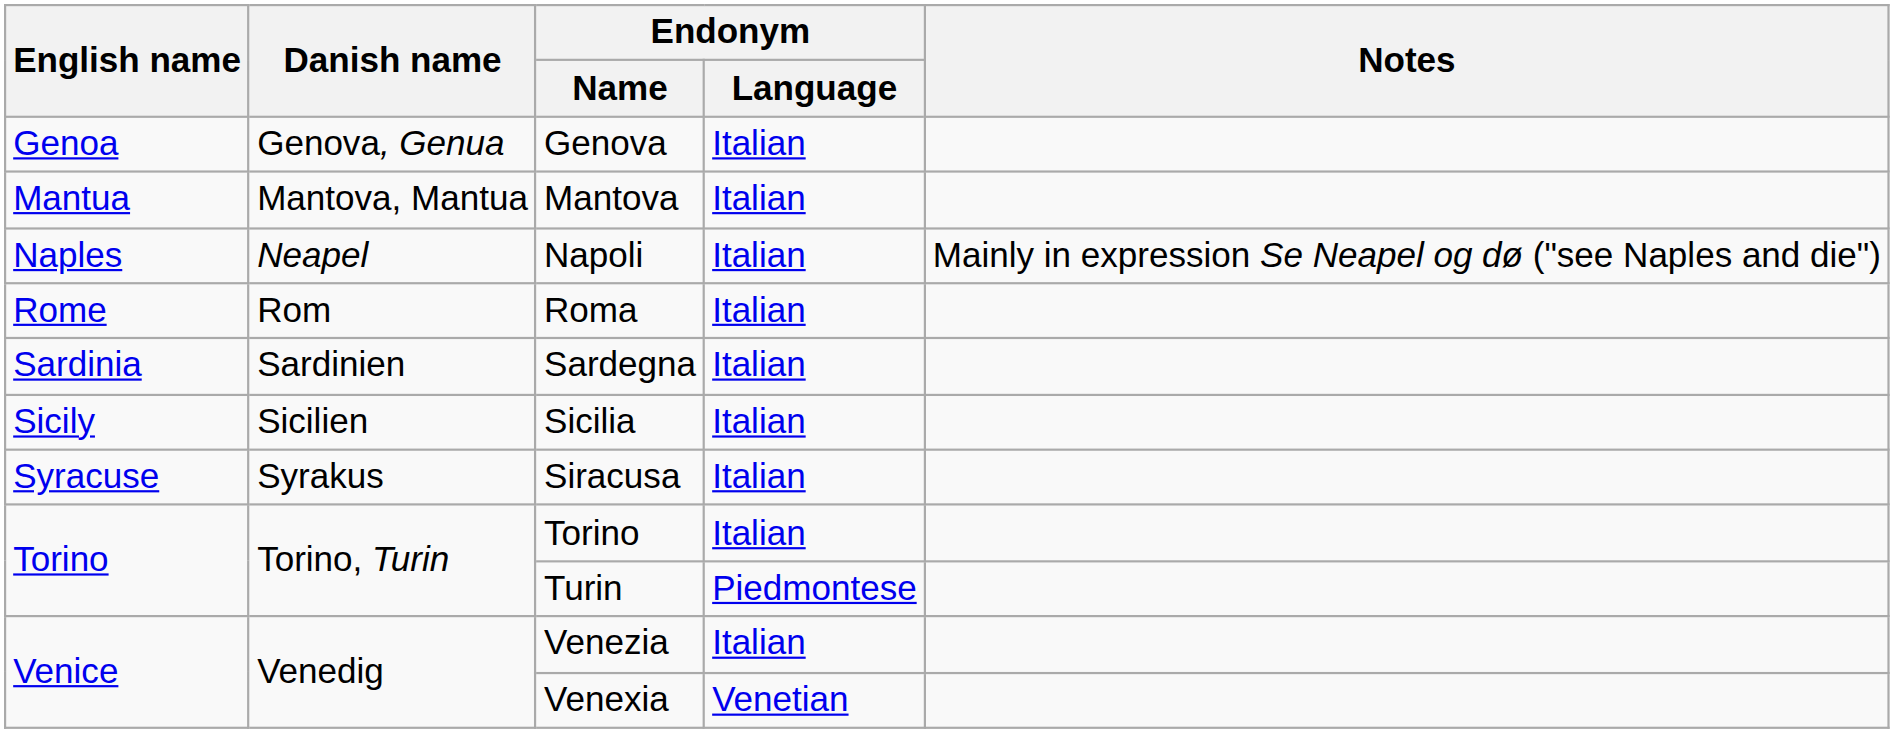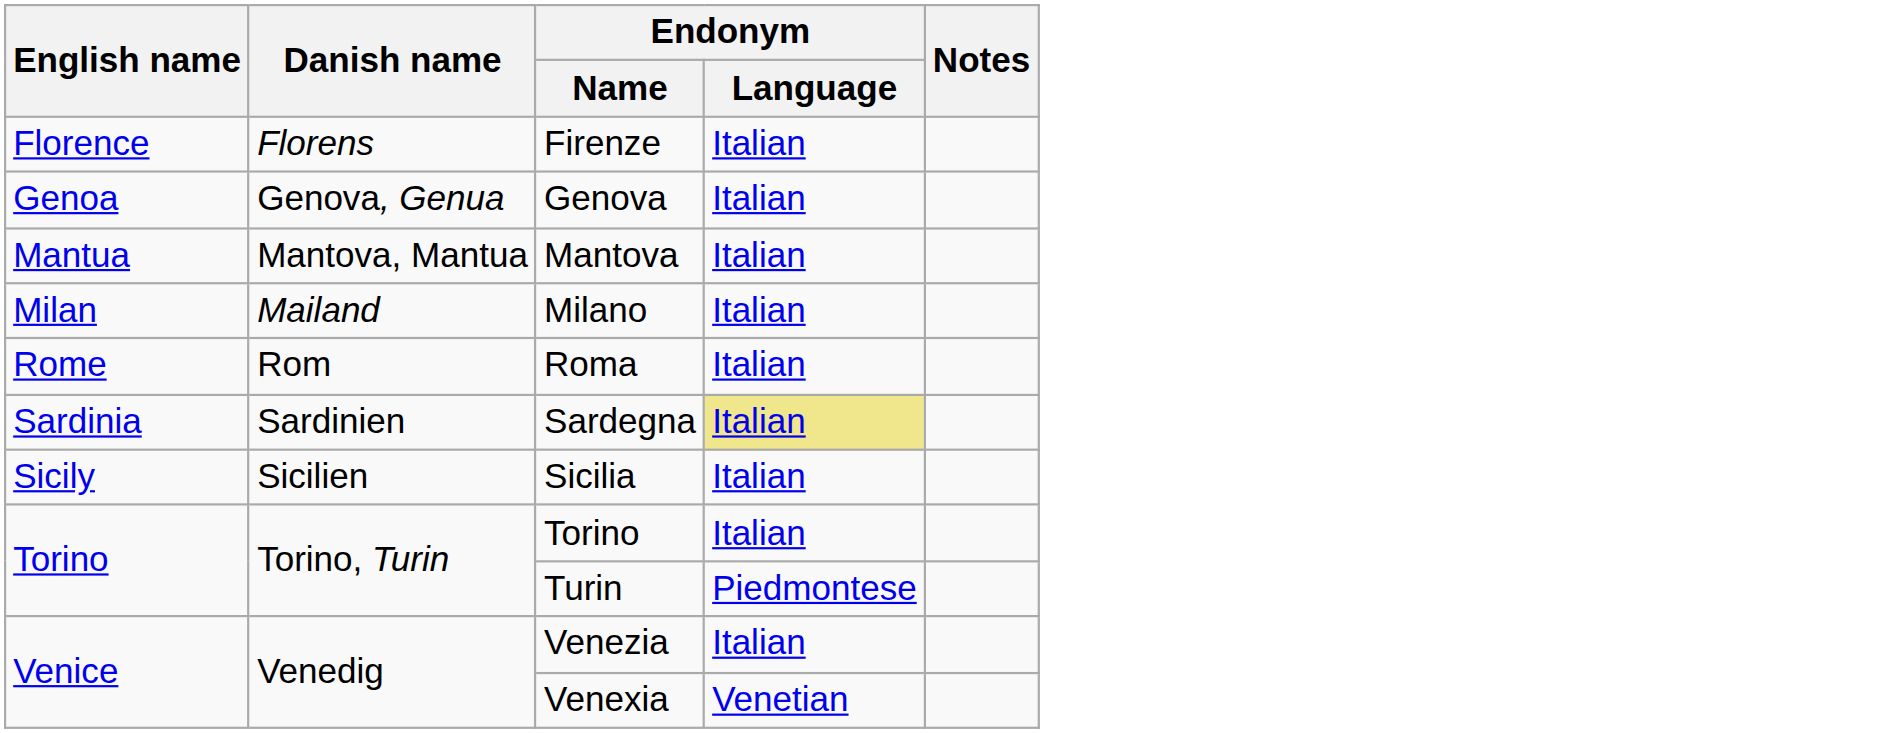+ row: (602, 143)
+ row: (596, 310)
- row: (594, 254)
(759, 365) no background -> (759, 421) khaki background
- row: (612, 476)
